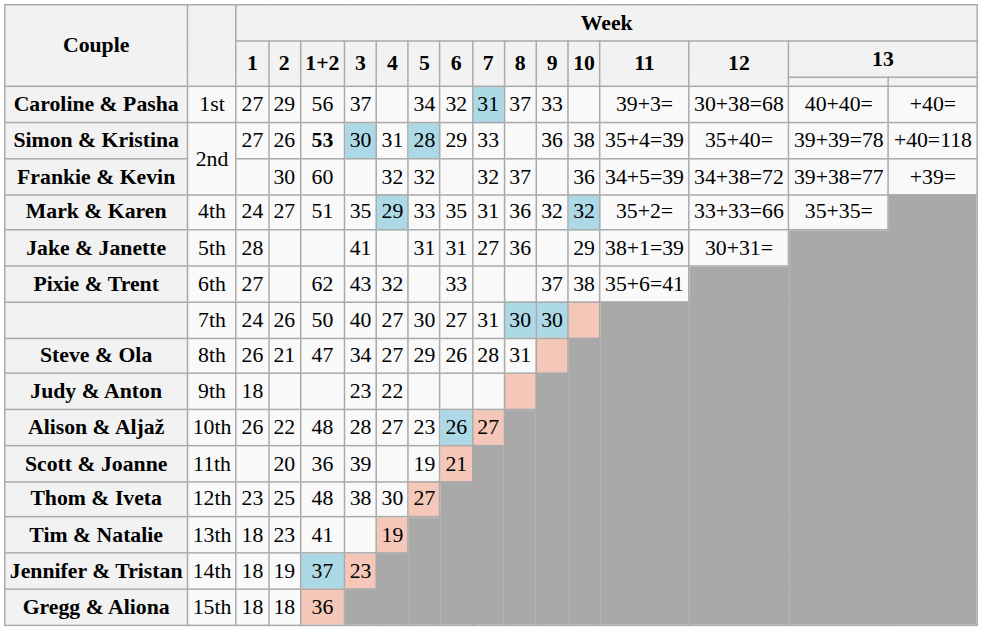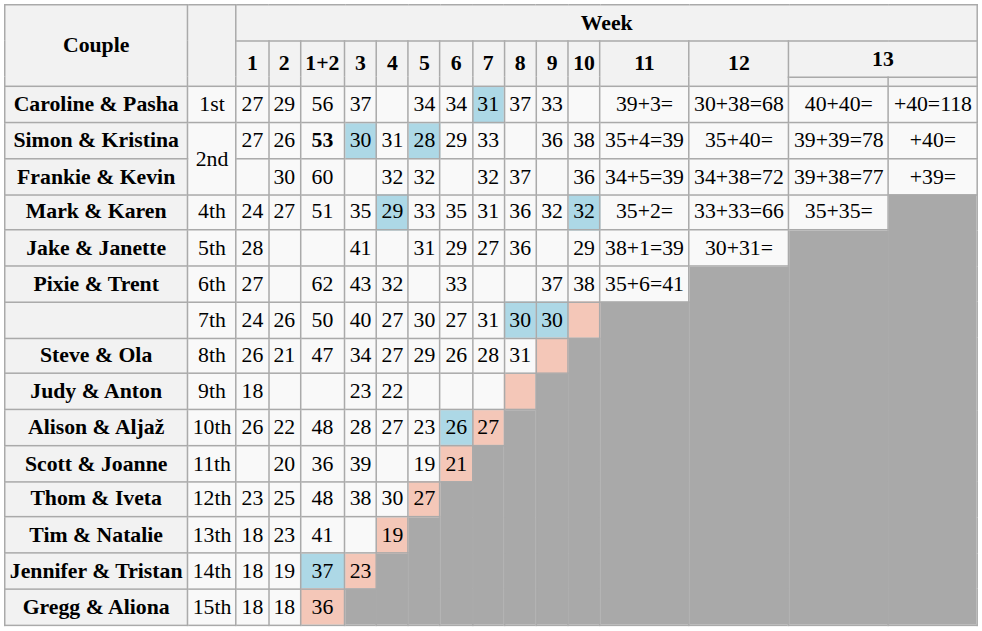(456, 104) 32 -> (456, 104) 34
(933, 104) +40= -> (933, 104) +40=118
(933, 140) +40=118 -> (933, 140) +40=
(456, 248) 31 -> (456, 248) 29
